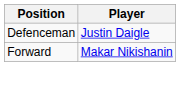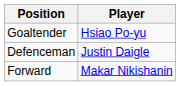+ row: (37, 33)
